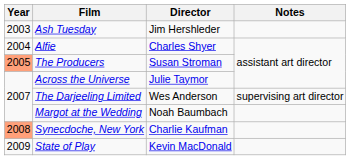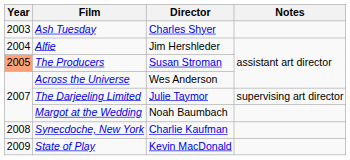(184, 29) Jim Hershleder -> (182, 29) Charles Shyer
(182, 46) Charles Shyer -> (184, 46) Jim Hershleder
(179, 79) Julie Taymor -> (183, 79) Wes Anderson
(183, 96) Wes Anderson -> (179, 96) Julie Taymor
(19, 130) lightsalmon background -> (19, 130) no background
